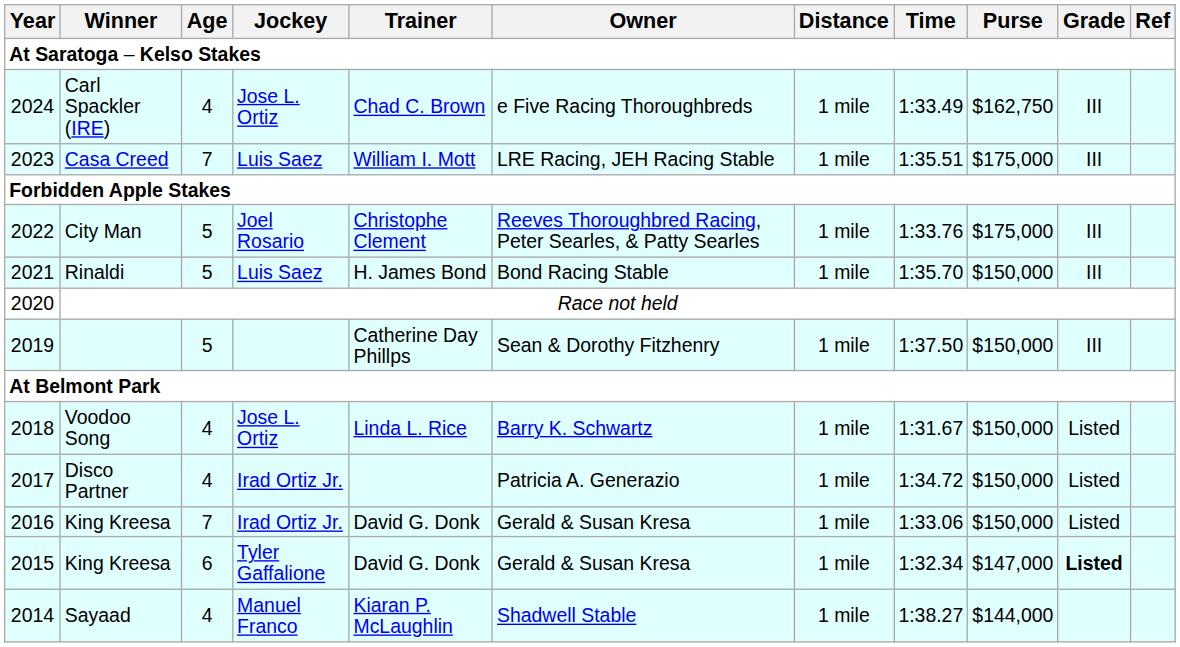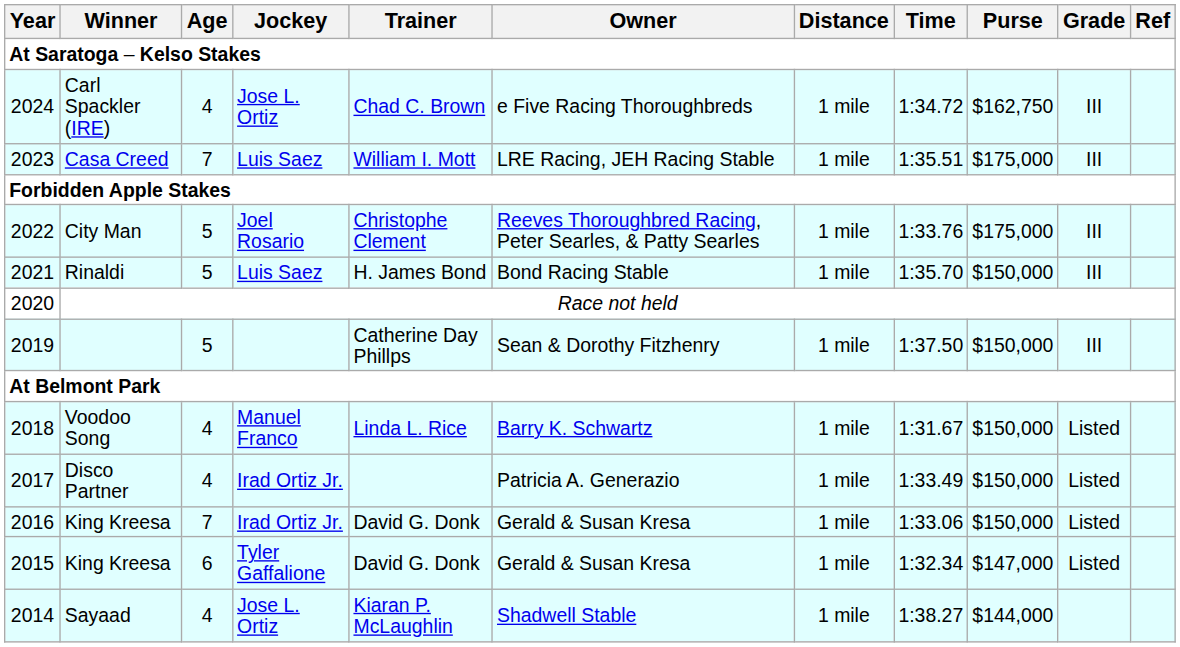(931, 107) 1:33.49 -> (931, 107) 1:34.72
(268, 428) Jose L. Ortiz -> (269, 428) Manuel Franco
(931, 480) 1:34.72 -> (931, 480) 1:33.49
(1094, 563) bold -> (1094, 563) normal
(269, 616) Manuel Franco -> (268, 616) Jose L. Ortiz
